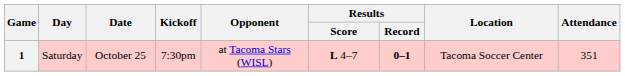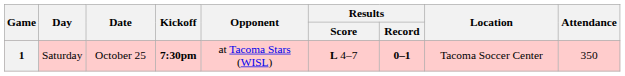(178, 55) normal -> (178, 55) bold
(589, 55) 351 -> (589, 55) 350
